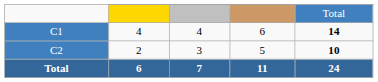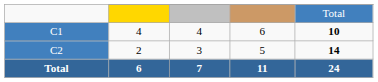(334, 32) 14 -> (334, 32) 10
(334, 50) 10 -> (334, 50) 14
